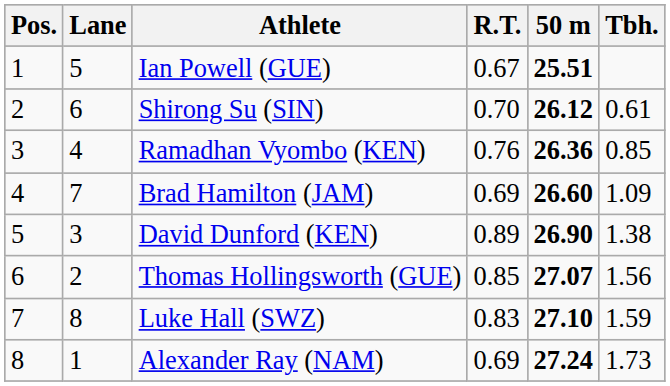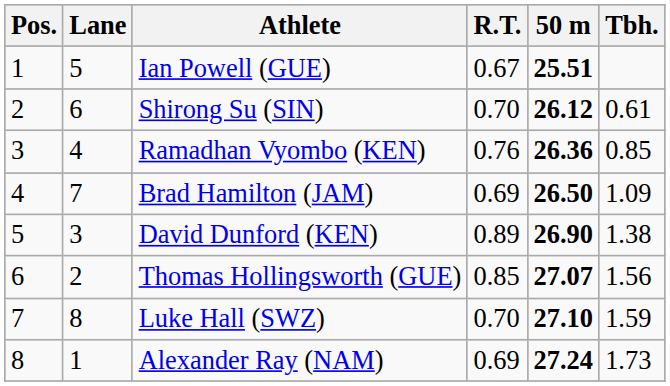(563, 192) 26.60 -> (563, 192) 26.50
(497, 318) 0.83 -> (497, 318) 0.70
